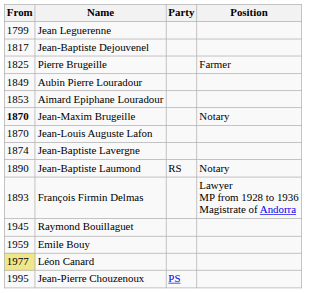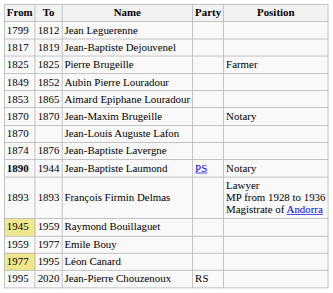+ column: (49, 13)
(18, 116) bold -> (18, 116) normal
(18, 168) normal -> (18, 168) bold
(175, 168) RS -> (201, 168) PS
(18, 227) no background -> (18, 227) khaki background
(174, 279) PS -> (202, 279) RS
